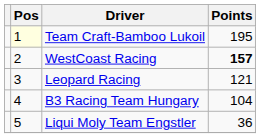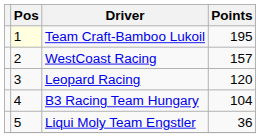(241, 58) bold -> (241, 58) normal
(241, 80) 121 -> (241, 80) 120
